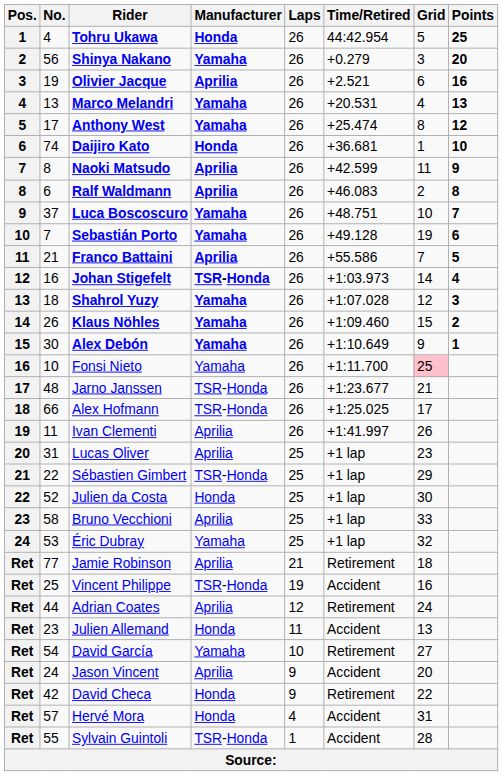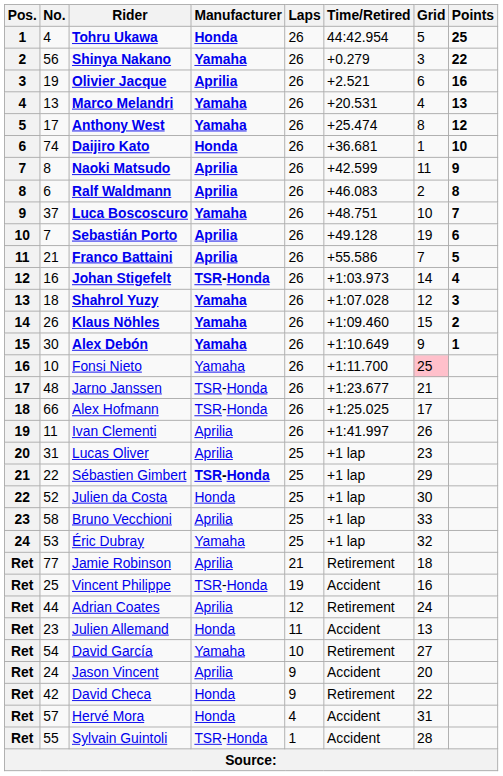(459, 59) 20 -> (459, 59) 22
(221, 235) Yamaha -> (216, 235) Aprilia
(231, 475) normal -> (232, 475) bold
